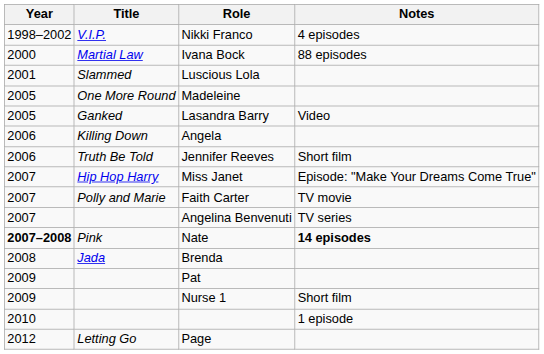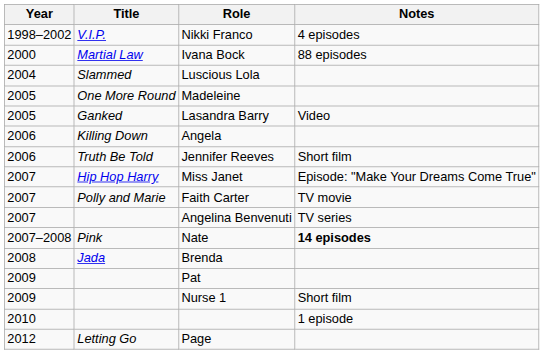(22, 75) 2001 -> (22, 75) 2004
(39, 237) bold -> (39, 237) normal
